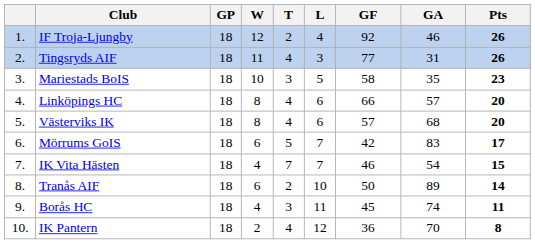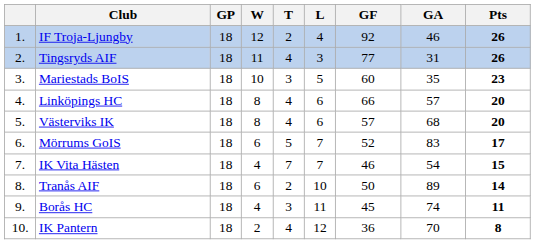(368, 79) 58 -> (368, 79) 60
(368, 143) 42 -> (368, 143) 52
